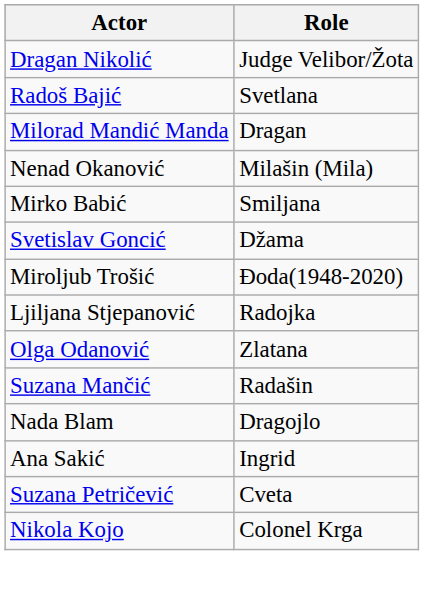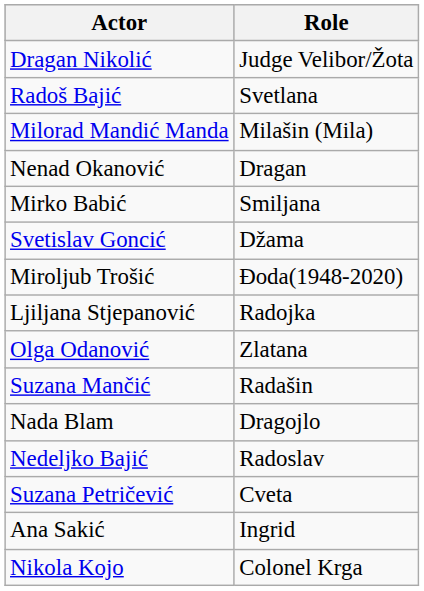(273, 131) Dragan -> (306, 131) Milašin (Mila)
(306, 167) Milašin (Mila) -> (273, 167) Dragan
+ row: (79, 458)
rows swapped: (92, 494) <-> (57, 458)
